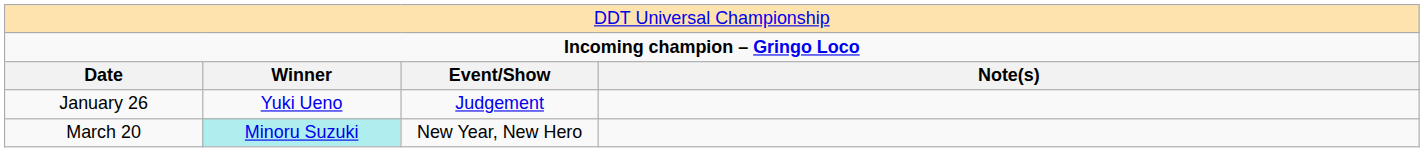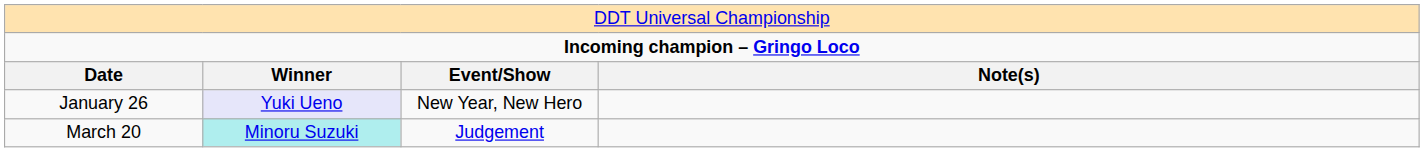(302, 103) no background -> (302, 103) lavender background
(500, 103) Judgement -> (500, 103) New Year, New Hero
(500, 132) New Year, New Hero -> (500, 132) Judgement
